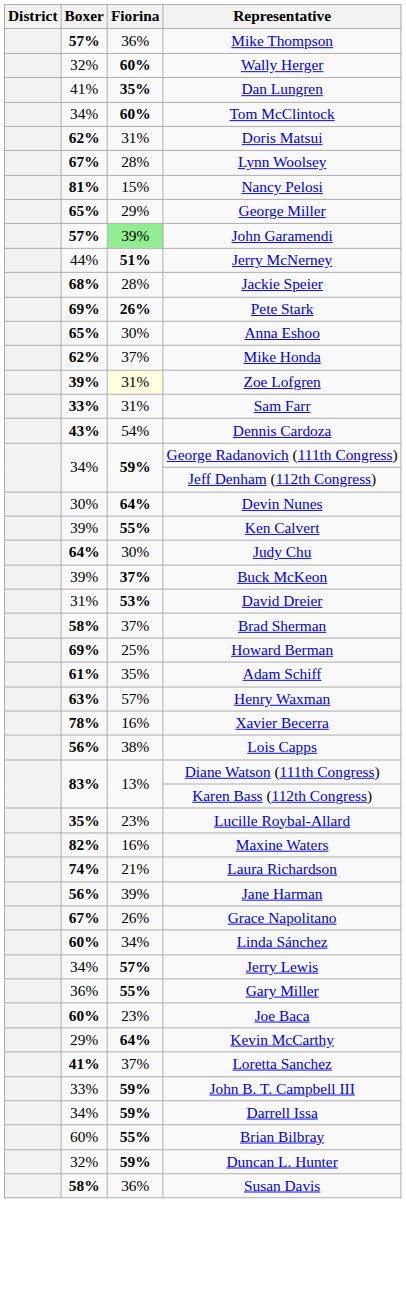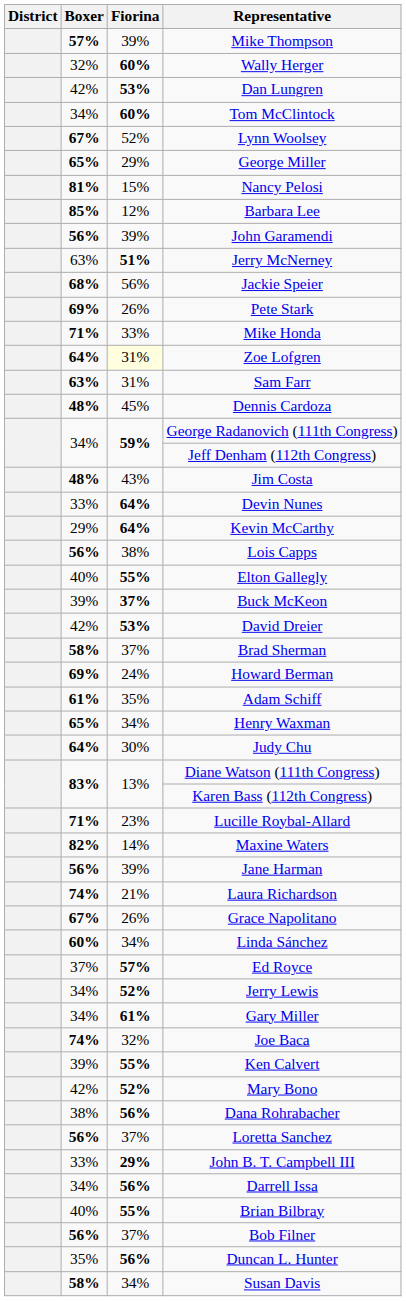(135, 41) 36% -> (135, 41) 39%
(84, 89) 41% -> (84, 89) 42%
(135, 89) 35% -> (135, 89) 53%
- row: (282, 138)
(135, 162) 28% -> (135, 138) 52%
rows swapped: (282, 211) <-> (282, 187)
+ row: (282, 211)
(84, 235) 57% -> (84, 235) 56%
(135, 235) lightgreen background -> (135, 235) no background
(84, 260) 44% -> (84, 260) 63%
(135, 284) 28% -> (135, 284) 56%
(135, 308) bold -> (135, 308) normal
- row: (282, 333)
(84, 357) 62% -> (84, 333) 71%
(135, 357) 37% -> (135, 333) 33%
(84, 382) 39% -> (84, 357) 64%
(84, 406) 33% -> (84, 382) 63%
(84, 430) 43% -> (84, 406) 48%
(135, 430) 54% -> (135, 406) 45%
+ row: (282, 479)
(84, 503) 30% -> (84, 503) 33%
rows swapped: (282, 1039) <-> (282, 528)
rows swapped: (282, 747) <-> (282, 552)
+ row: (282, 576)
(84, 601) 31% -> (84, 625) 42%
(135, 650) 25% -> (135, 674) 24%
(84, 698) 63% -> (84, 723) 65%
(135, 698) 57% -> (135, 723) 34%
- row: (282, 723)
(84, 820) 35% -> (84, 820) 71%
(135, 844) 16% -> (135, 844) 14%
rows swapped: (282, 893) <-> (282, 869)
+ row: (282, 966)
(135, 966) 57% -> (135, 991) 52%
(84, 991) 36% -> (84, 1015) 34%
(135, 991) 55% -> (135, 1015) 61%
(84, 1015) 60% -> (84, 1039) 74%
(135, 1015) 23% -> (135, 1039) 32%
+ row: (282, 1088)
+ row: (282, 1112)
(84, 1064) 41% -> (84, 1137) 56%
(135, 1088) 59% -> (135, 1161) 29%
(135, 1112) 59% -> (135, 1185) 56%
(84, 1137) 60% -> (84, 1210) 40%
+ row: (282, 1234)
(84, 1161) 32% -> (84, 1259) 35%
(135, 1161) 59% -> (135, 1259) 56%
(135, 1185) 36% -> (135, 1283) 34%
